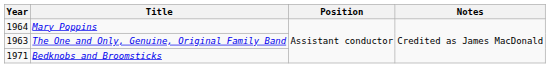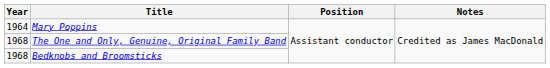(17, 41) 1963 -> (17, 41) 1968
(17, 56) 1971 -> (17, 56) 1968
